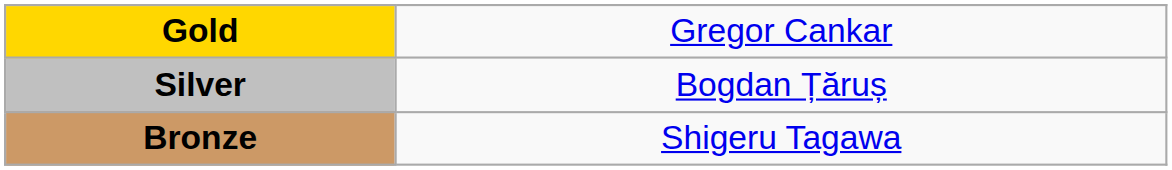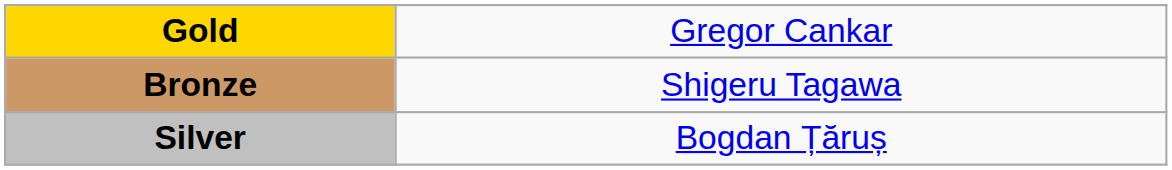rows swapped: (200, 84) <-> (200, 137)
